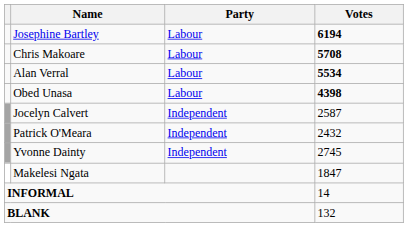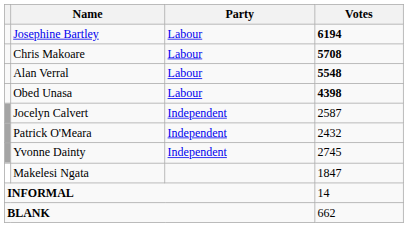(330, 73) 5534 -> (330, 73) 5548
(327, 212) 132 -> (327, 212) 662
